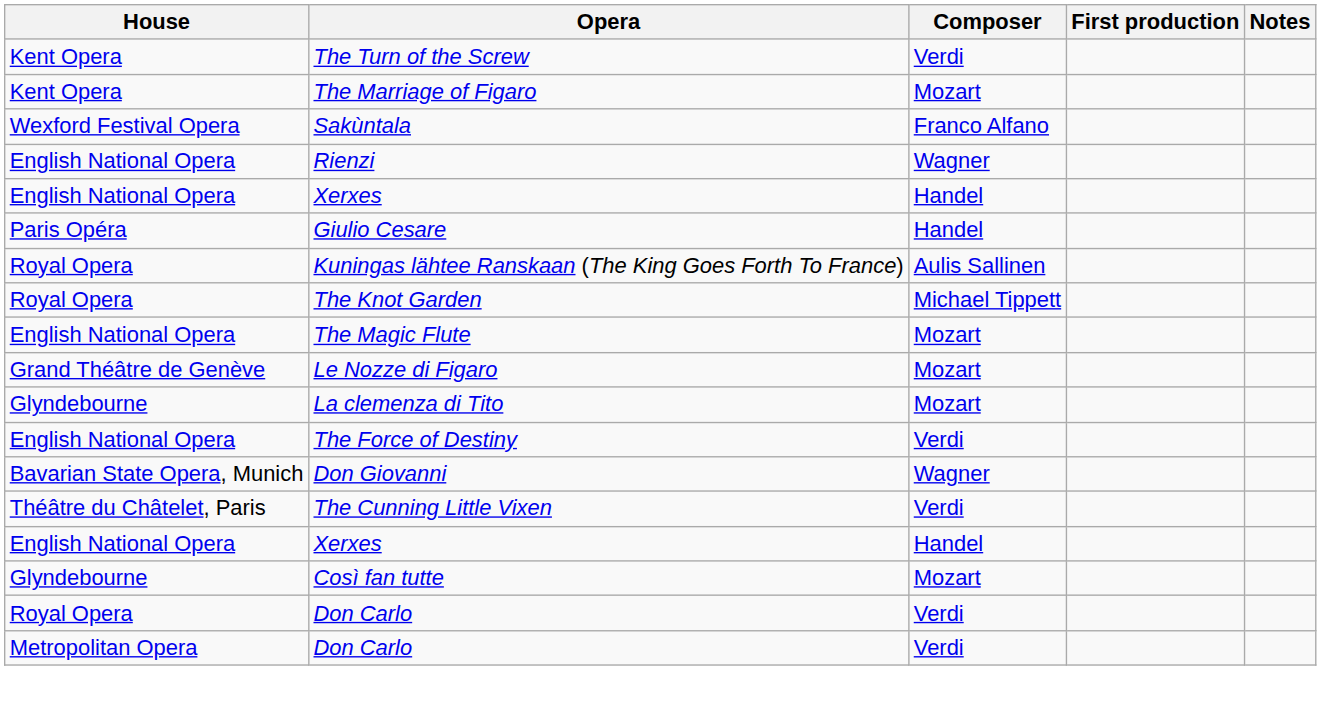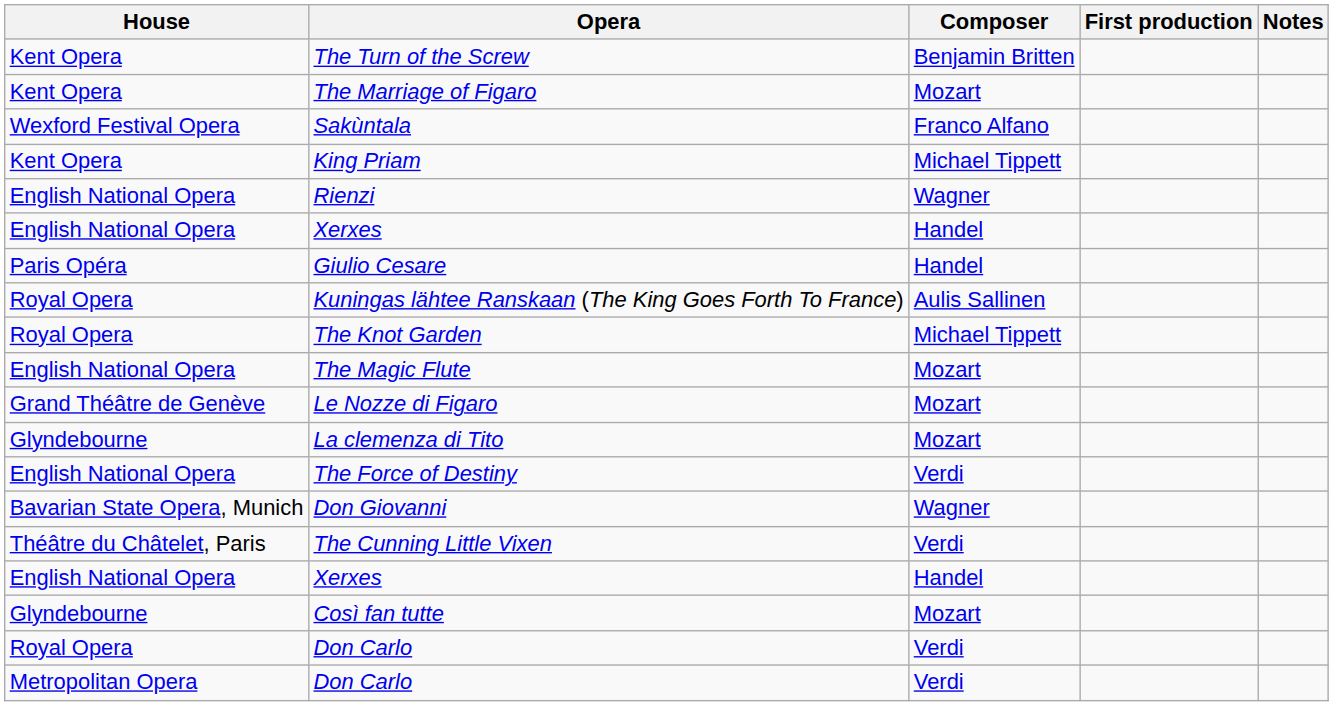(939, 56) Verdi -> (994, 56) Benjamin Britten
+ row: (66, 160)
